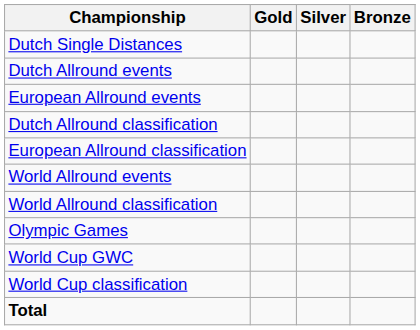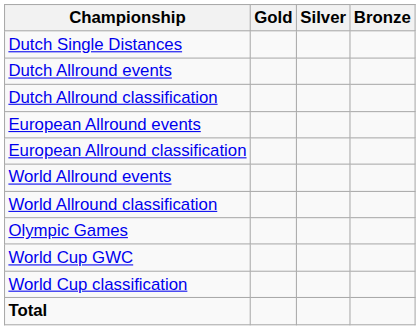rows swapped: (113, 124) <-> (105, 97)
